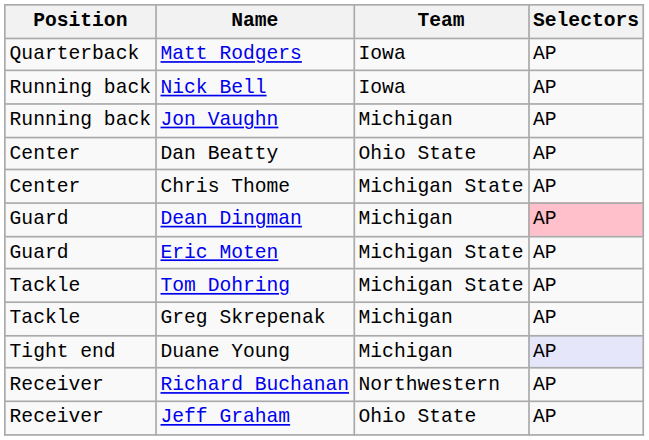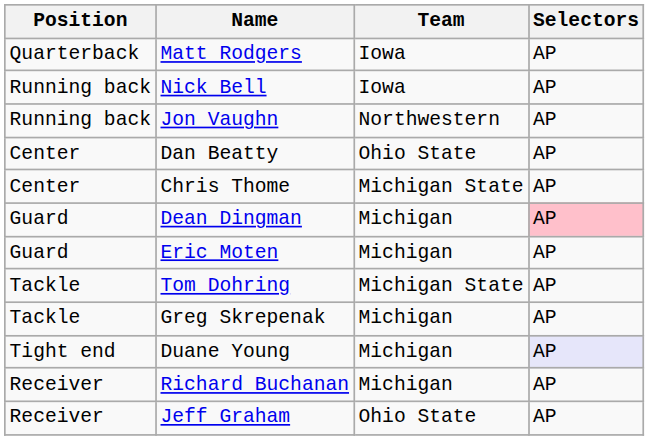(406, 120) Michigan -> (429, 120) Northwestern
(441, 252) Michigan State -> (406, 252) Michigan
(429, 384) Northwestern -> (406, 384) Michigan
